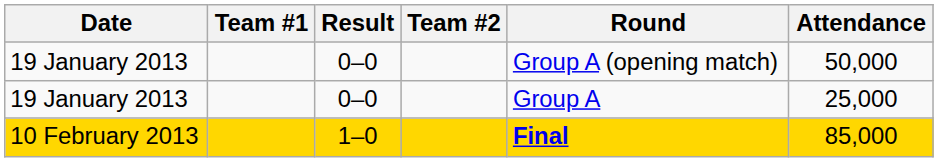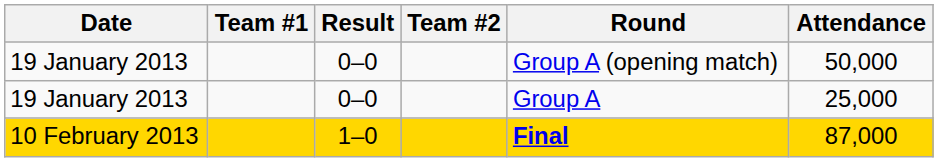(861, 136) 85,000 -> (861, 136) 87,000
